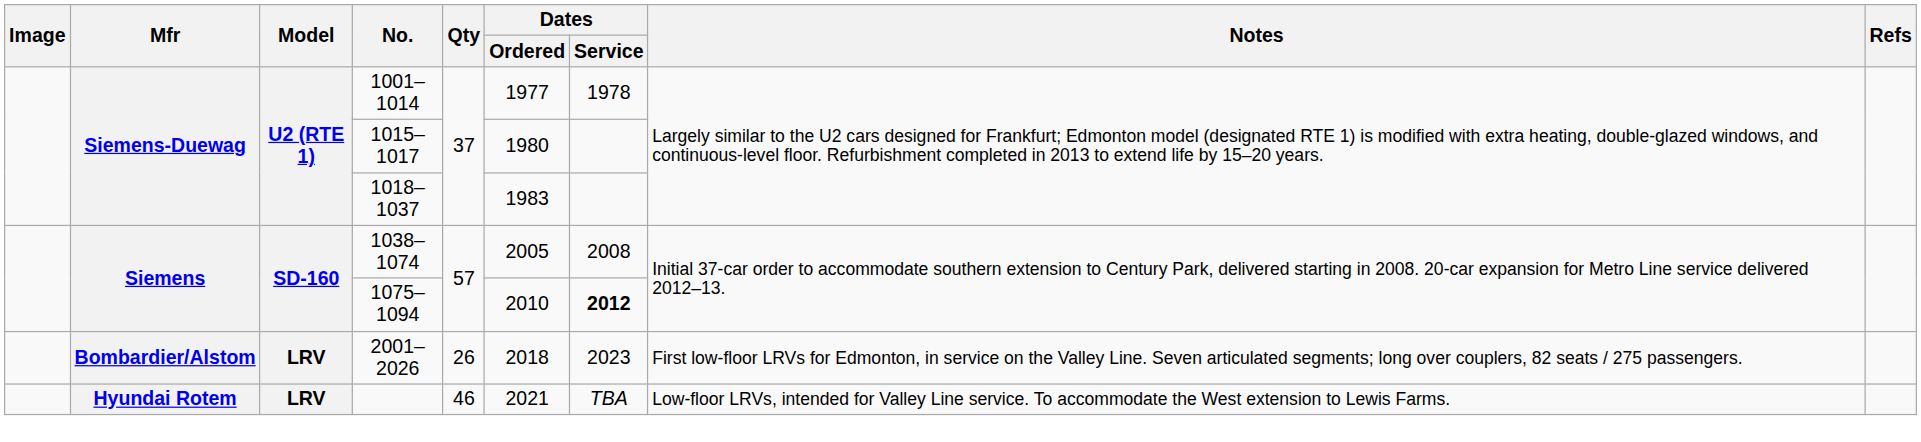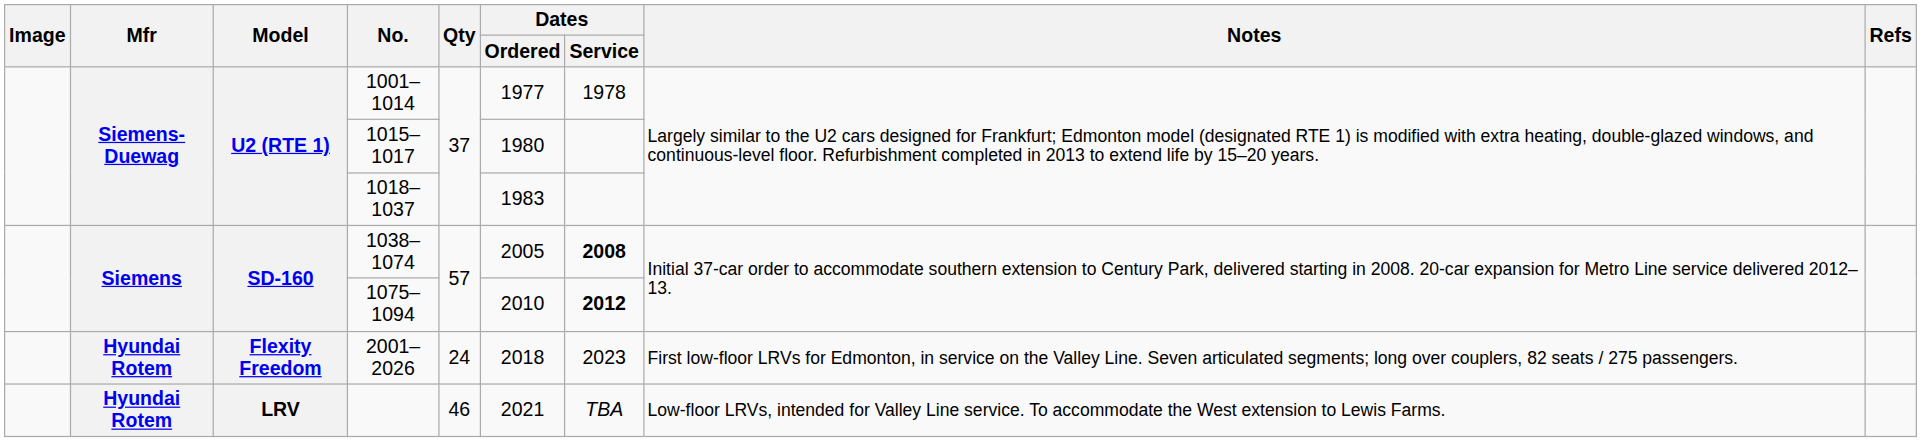(609, 251) normal -> (604, 251) bold
(165, 357) Bombardier/Alstom -> (142, 357) Hyundai Rotem
(306, 357) LRV -> (281, 357) Flexity Freedom
(464, 357) 26 -> (459, 357) 24
